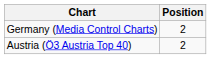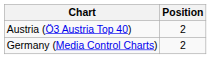rows swapped: (69, 45) <-> (82, 29)
